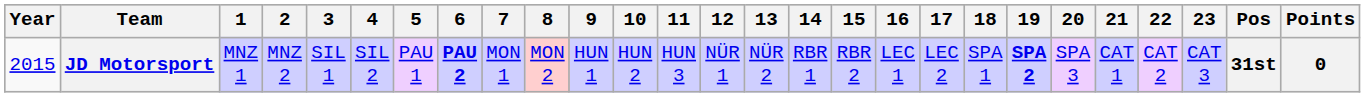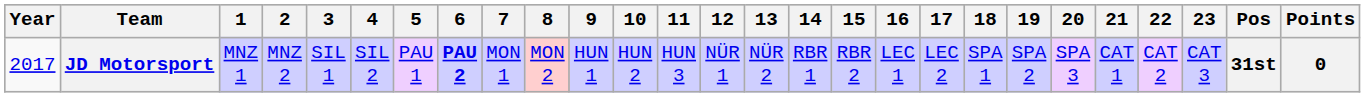(32, 64) 2015 -> (32, 64) 2017
(1029, 64) bold -> (1029, 64) normal
